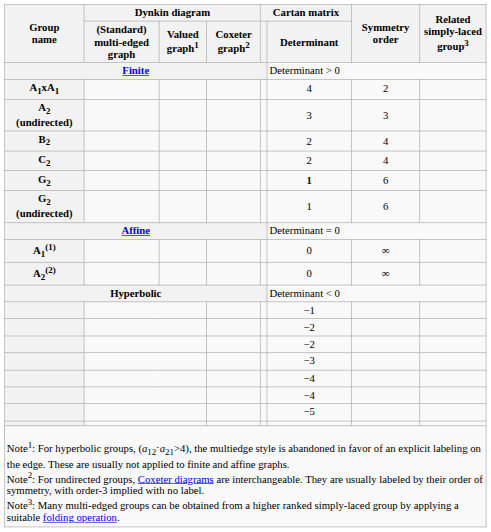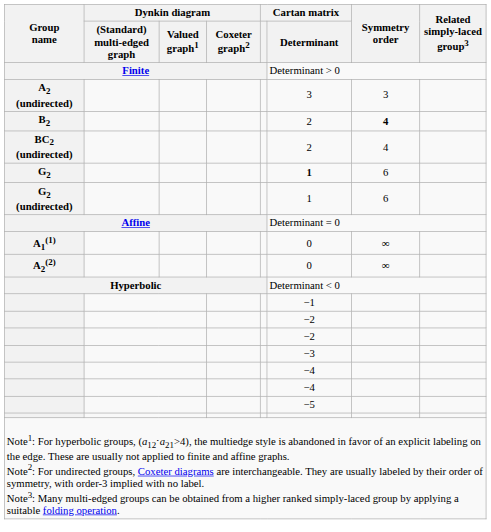- row: (44, 89)
(386, 141) normal -> (386, 121) bold
- row: (44, 161)
+ row: (44, 147)
